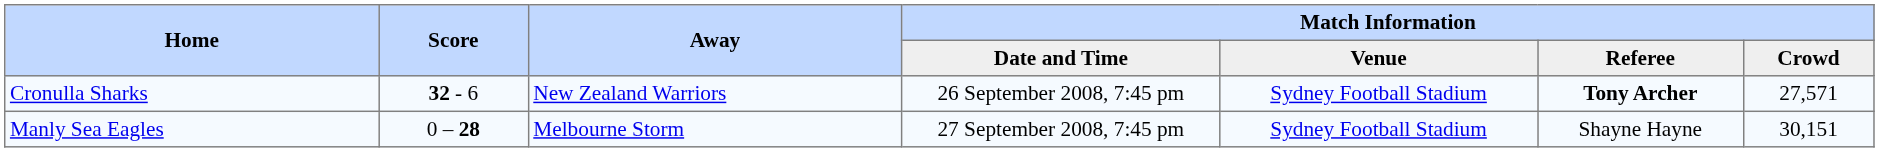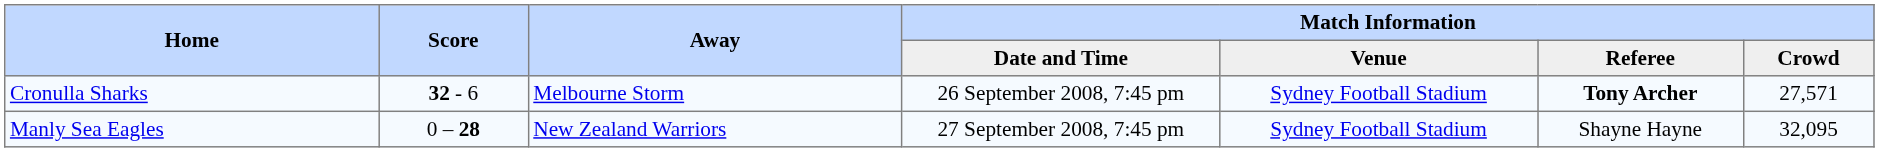(630, 93) New Zealand Warriors -> (609, 93) Melbourne Storm
(609, 128) Melbourne Storm -> (630, 128) New Zealand Warriors
(1809, 128) 30,151 -> (1809, 128) 32,095
